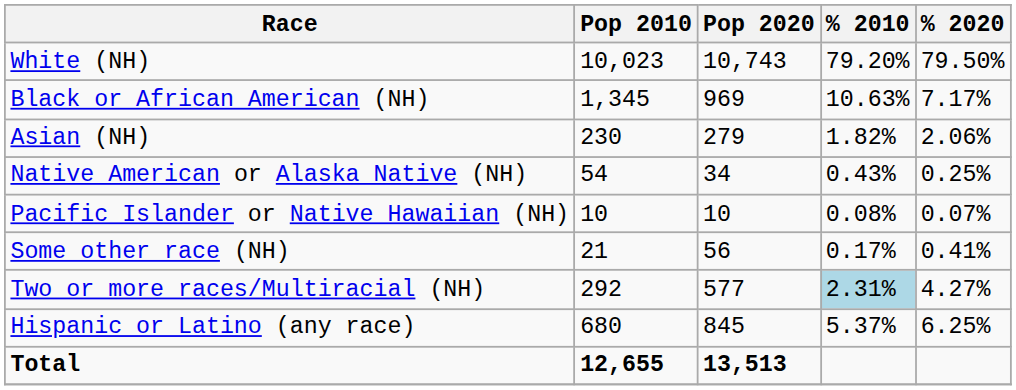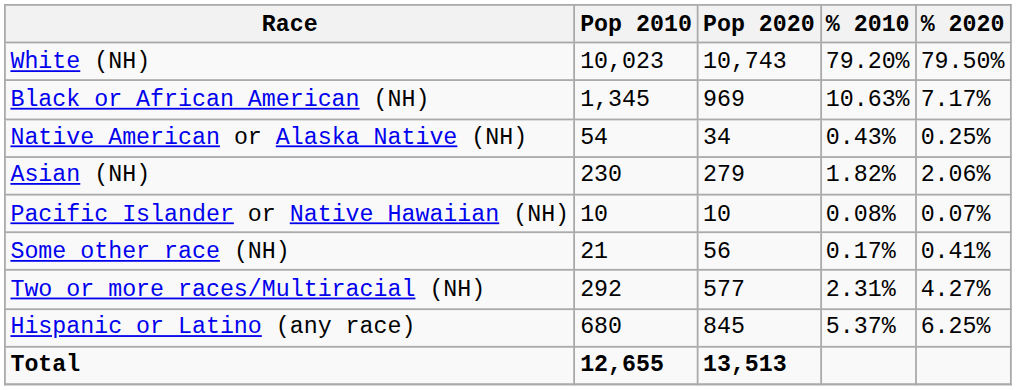rows swapped: (269, 176) <-> (80, 138)
(861, 289) lightblue background -> (861, 289) no background
